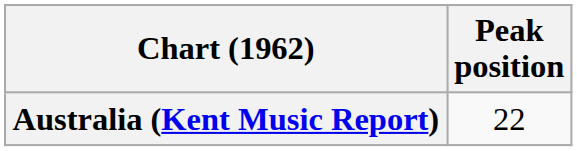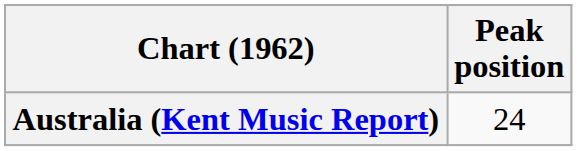(509, 118) 22 -> (509, 118) 24
